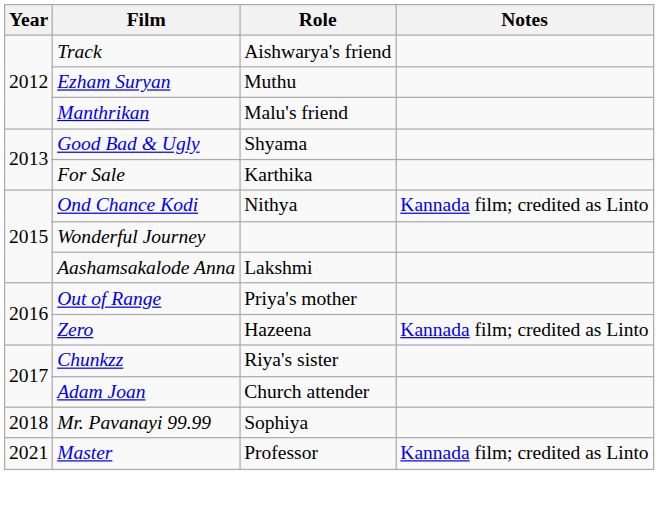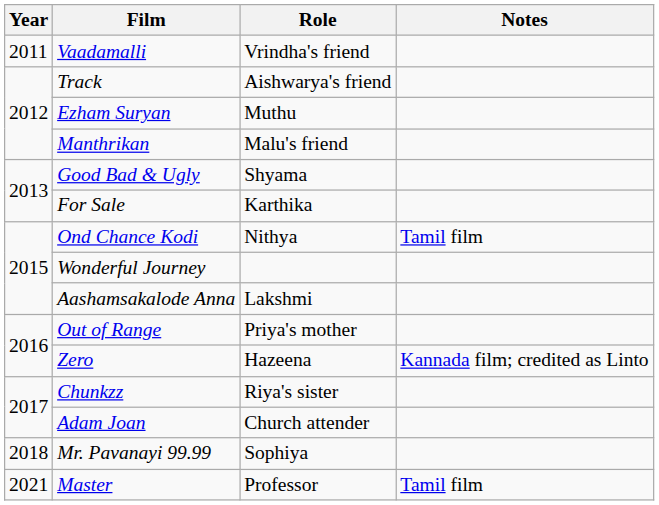+ row: (102, 50)
(524, 205) Kannada film; credited as Linto -> (442, 236) Tamil film
(524, 453) Kannada film; credited as Linto -> (442, 484) Tamil film
